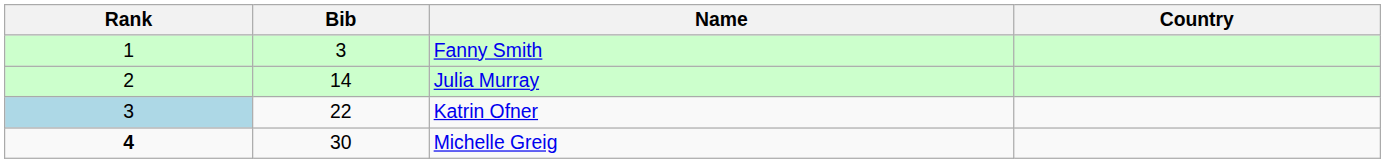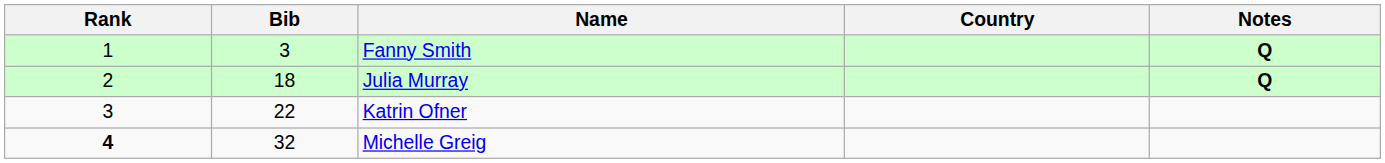+ column: (1265, 19)
(341, 81) 14 -> (285, 81) 18
(129, 111) lightblue background -> (108, 111) no background
(341, 142) 30 -> (285, 142) 32
